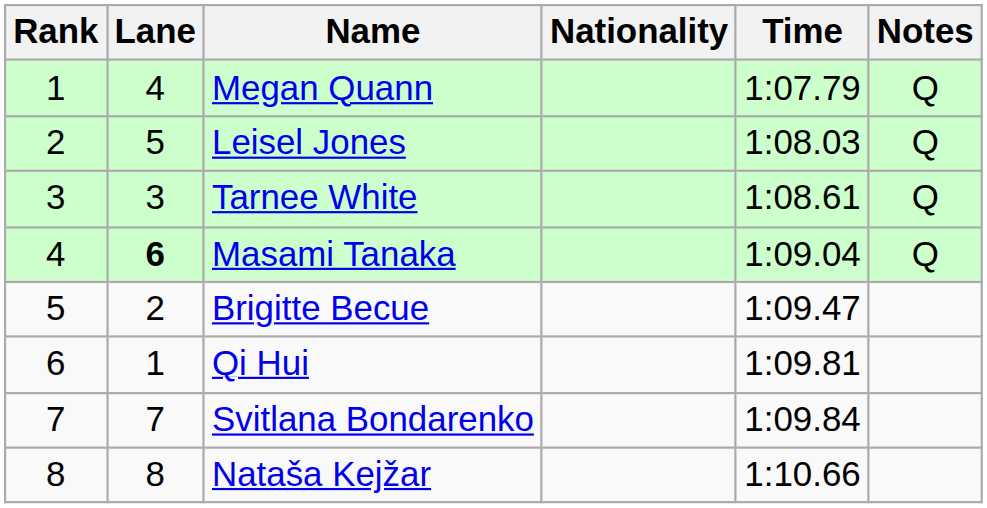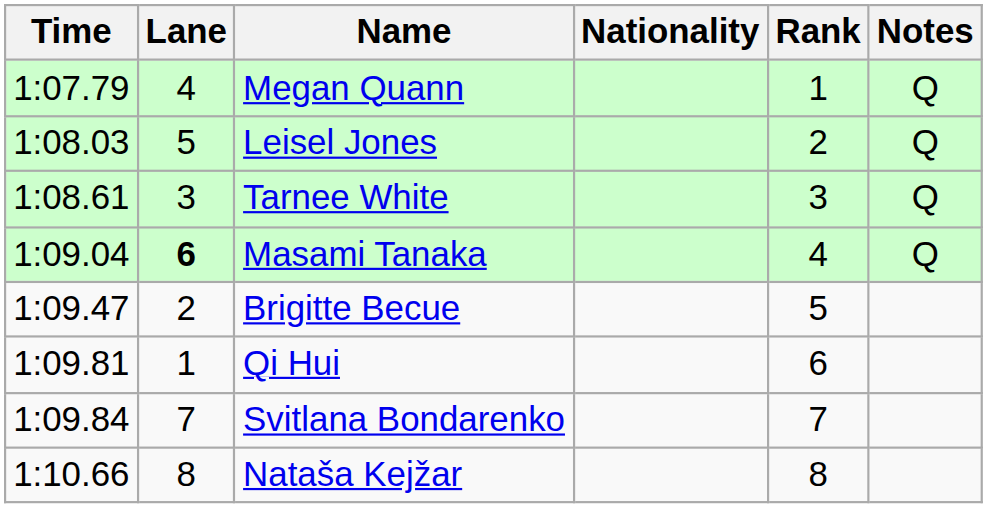columns swapped: (56, 32) <-> (803, 32)
